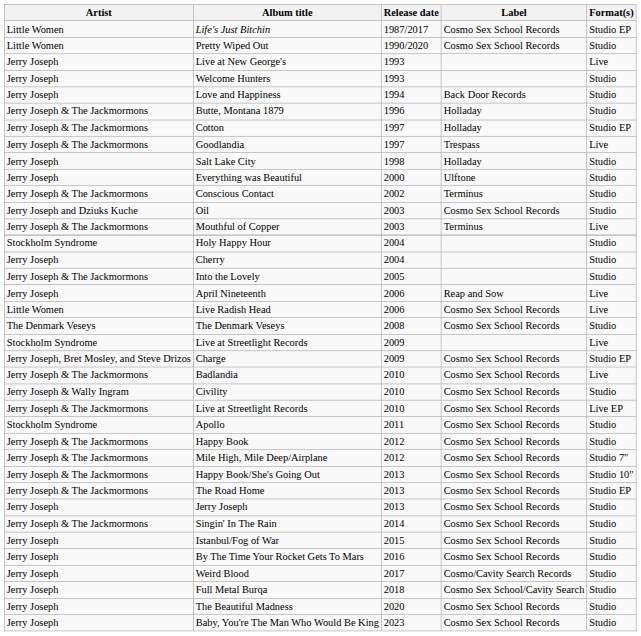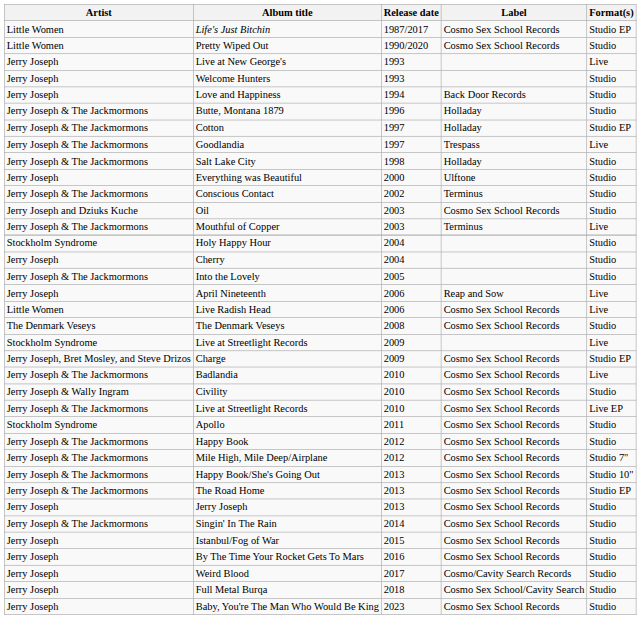(33, 161) Jerry Joseph -> (77, 161) Jerry Joseph & The Jackmormons
- row: (244, 606)
